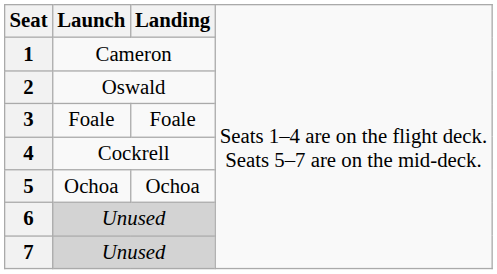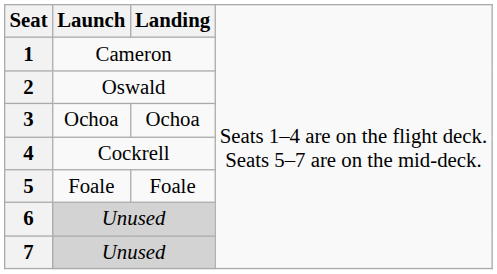(91, 119) Foale -> (91, 119) Ochoa
(173, 119) Foale -> (173, 119) Ochoa
(91, 185) Ochoa -> (91, 185) Foale
(173, 185) Ochoa -> (173, 185) Foale
